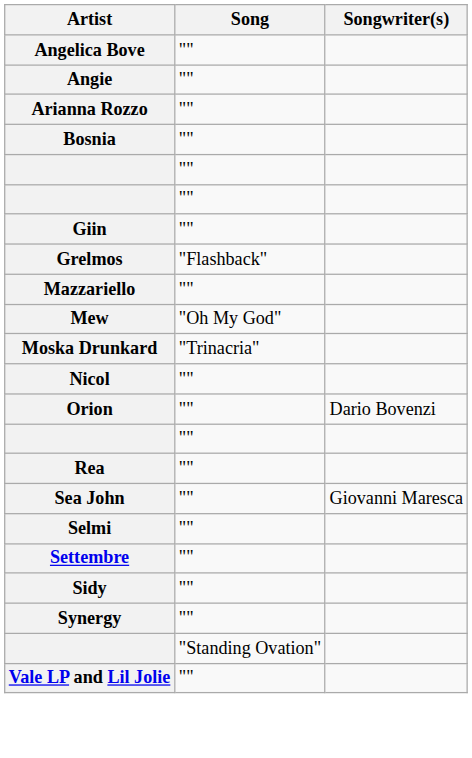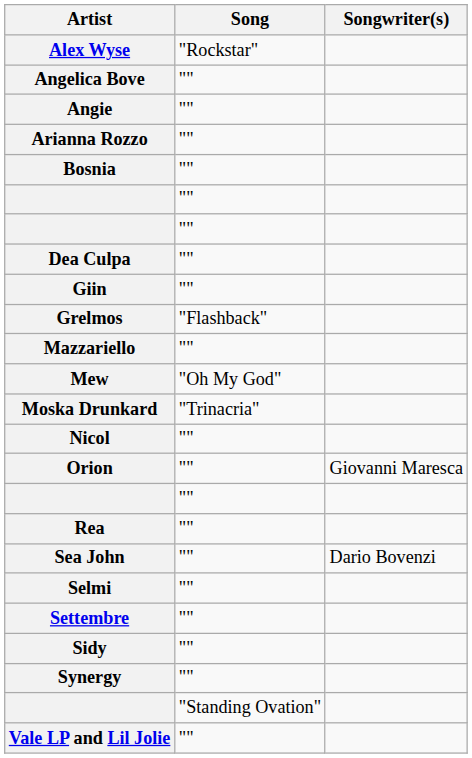+ row: (90, 49)
+ row: (90, 259)
(383, 408) Dario Bovenzi -> (396, 468) Giovanni Maresca
(396, 498) Giovanni Maresca -> (383, 558) Dario Bovenzi
